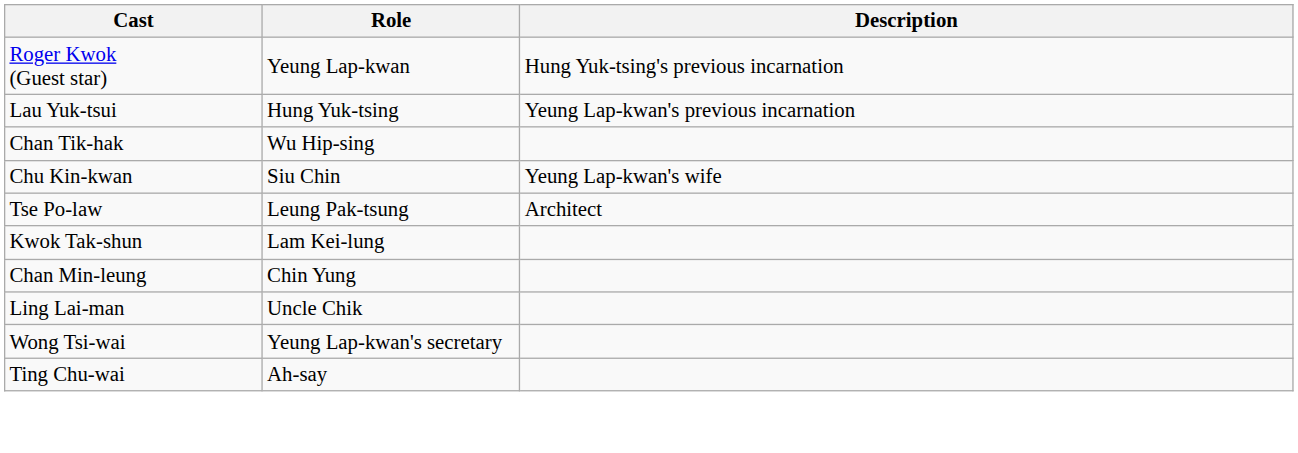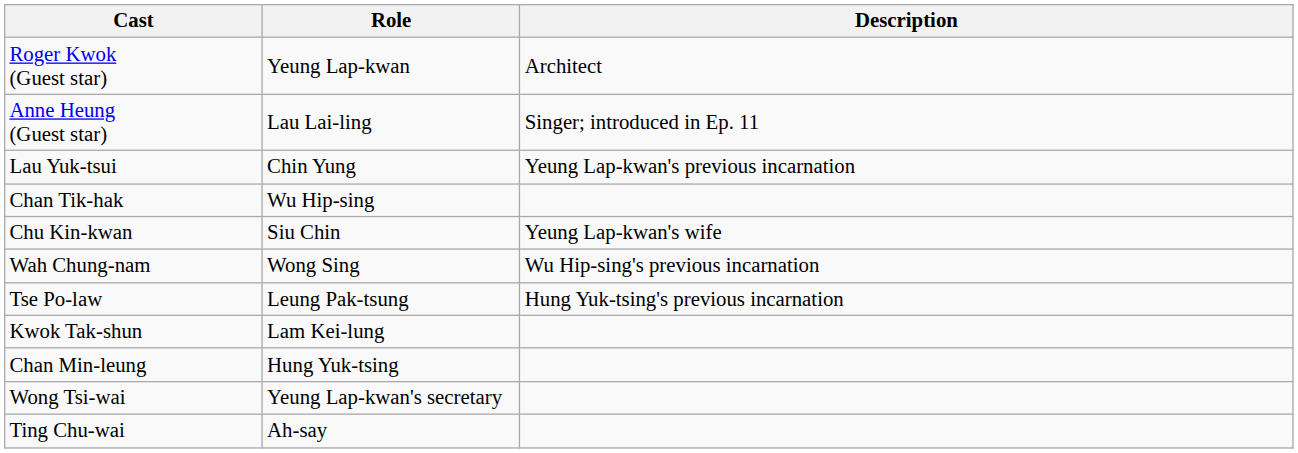(684, 65) Hung Yuk-tsing's previous incarnation -> (563, 65) Architect
+ row: (62, 122)
(333, 110) Hung Yuk-tsing -> (311, 166) Chin Yung
+ row: (80, 265)
(563, 209) Architect -> (684, 298) Hung Yuk-tsing's previous incarnation
(311, 275) Chin Yung -> (333, 364) Hung Yuk-tsing
- row: (67, 308)
